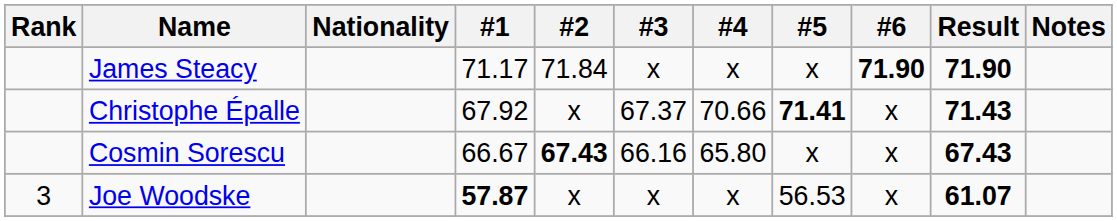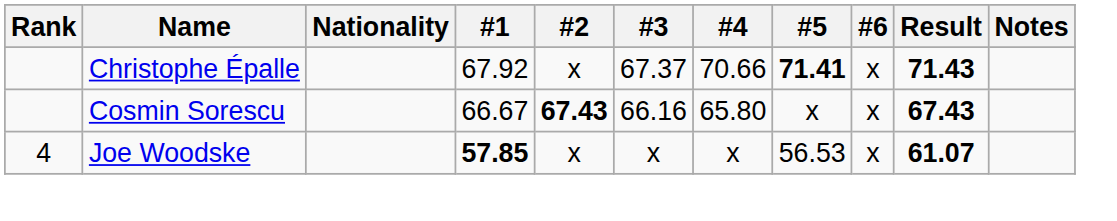- row: (173, 69)
(44, 196) 3 -> (44, 153) 4
(495, 196) 57.87 -> (495, 153) 57.85
